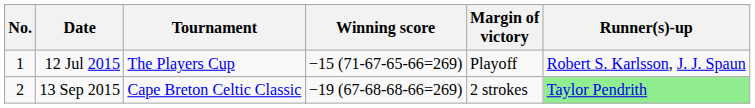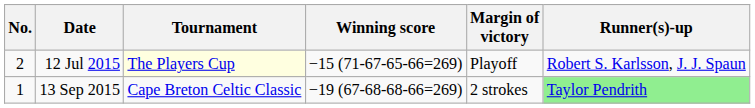(20, 63) 1 -> (20, 63) 2
(181, 63) no background -> (181, 63) lightyellow background
(20, 90) 2 -> (20, 90) 1
